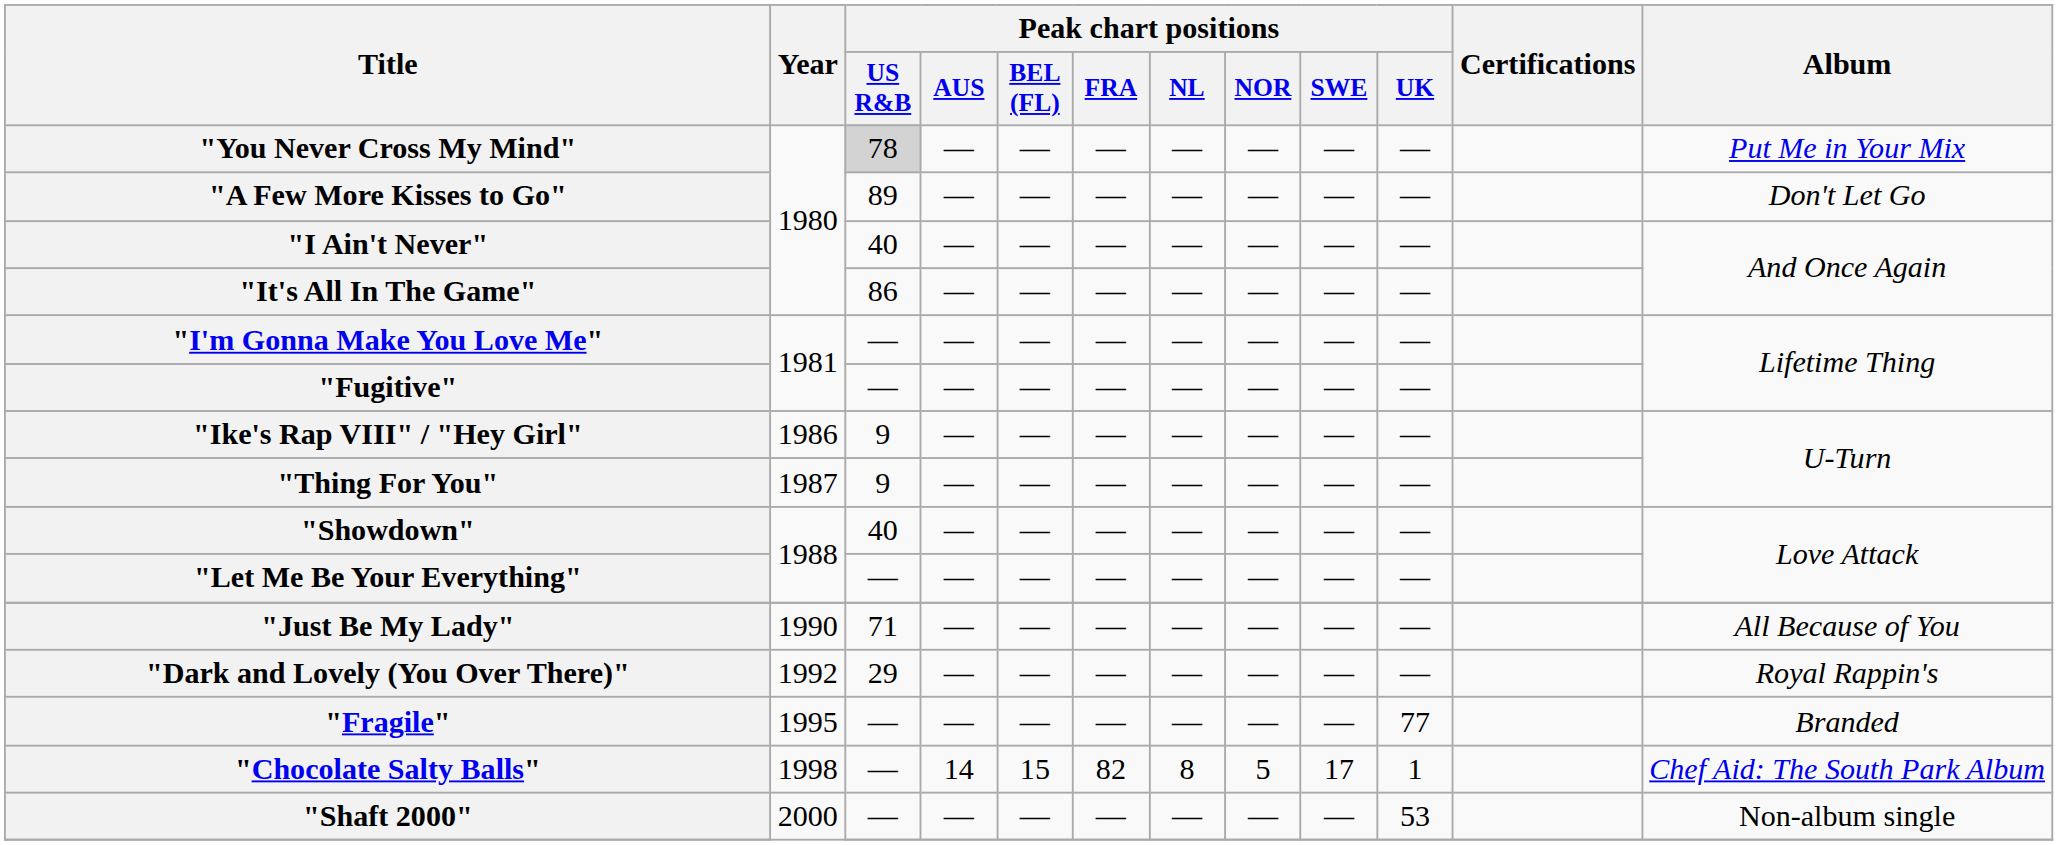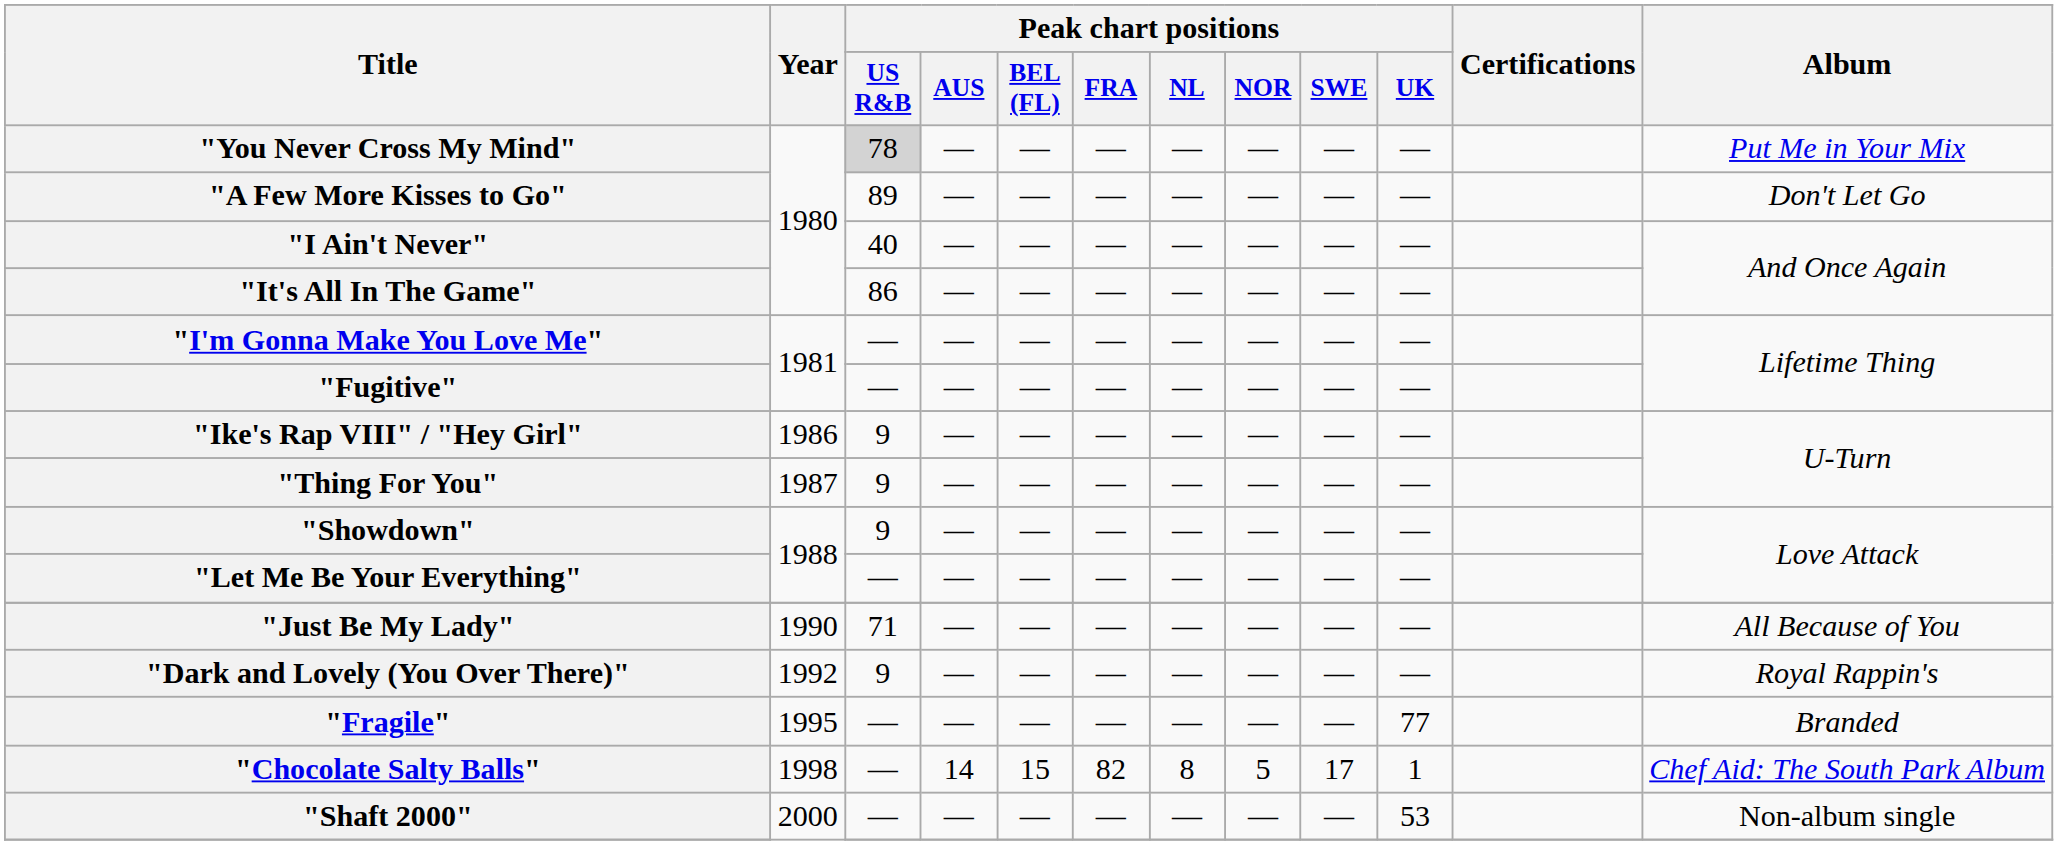(883, 529) 40 -> (883, 529) 9
(883, 673) 29 -> (883, 673) 9
